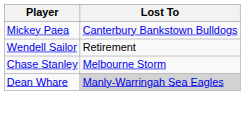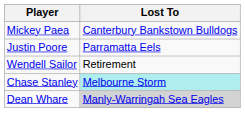+ row: (37, 47)
(124, 64) no background -> (124, 82) paleturquoise background
